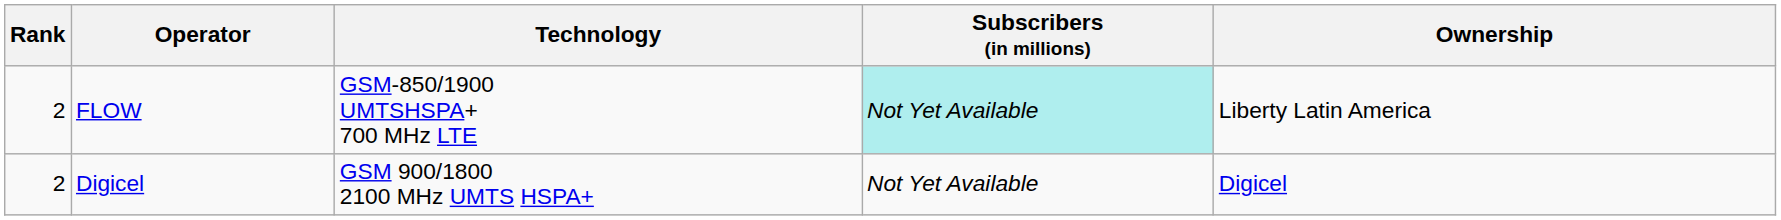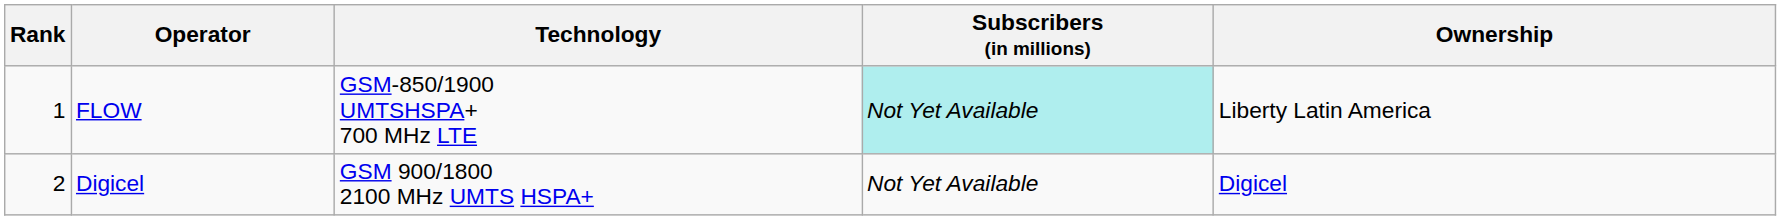(59, 109) 2 -> (59, 109) 1
